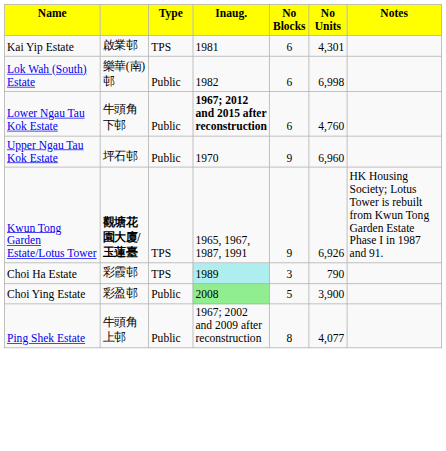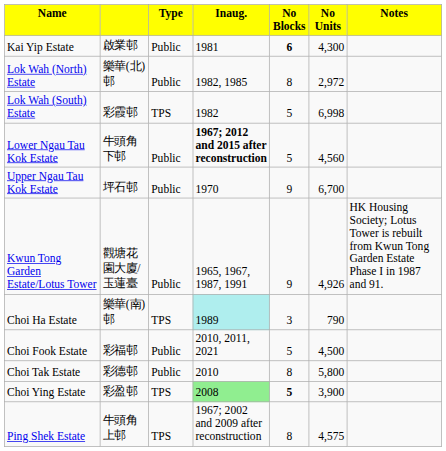(161, 47) TPS -> (166, 47) Public
(289, 47) normal -> (289, 47) bold
(331, 47) 4,301 -> (331, 47) 4,300
+ row: (47, 76)
(124, 73) 樂華(南)邨 -> (120, 112) 彩霞邨
(166, 82) Public -> (161, 113) TPS
(289, 82) 6 -> (289, 113) 5
(289, 126) 6 -> (289, 157) 5
(331, 126) 4,760 -> (331, 157) 4,560
(331, 157) 6,960 -> (331, 189) 6,700
(122, 237) bold -> (122, 268) normal
(161, 254) TPS -> (166, 285) Public
(331, 254) 6,926 -> (331, 285) 4,926
(120, 273) 彩霞邨 -> (124, 311) 樂華(南)邨
+ row: (47, 352)
+ row: (44, 372)
(166, 294) Public -> (161, 392) TPS
(289, 294) normal -> (289, 392) bold
(166, 339) Public -> (161, 437) TPS
(331, 339) 4,077 -> (331, 437) 4,575
